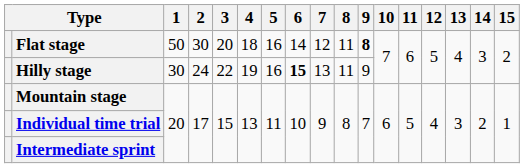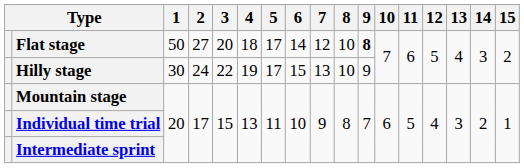(201, 44) 30 -> (201, 44) 27
(273, 44) 16 -> (273, 44) 17
(346, 44) 11 -> (346, 44) 10
(273, 70) 16 -> (273, 70) 17
(298, 70) bold -> (298, 70) normal
(346, 70) 11 -> (346, 70) 10
